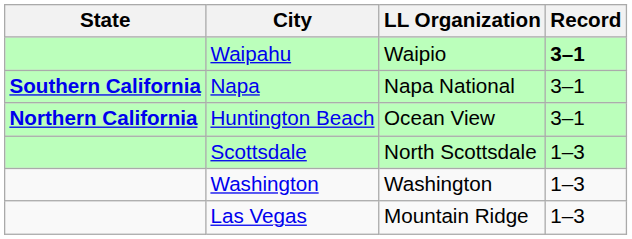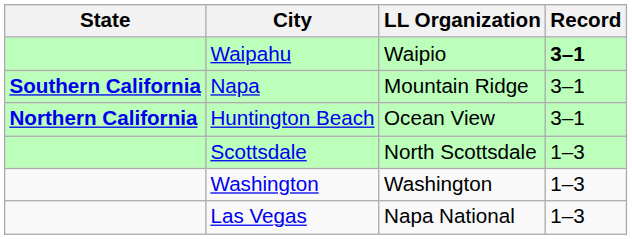(449, 86) Napa National -> (456, 86) Mountain Ridge
(456, 217) Mountain Ridge -> (449, 217) Napa National
